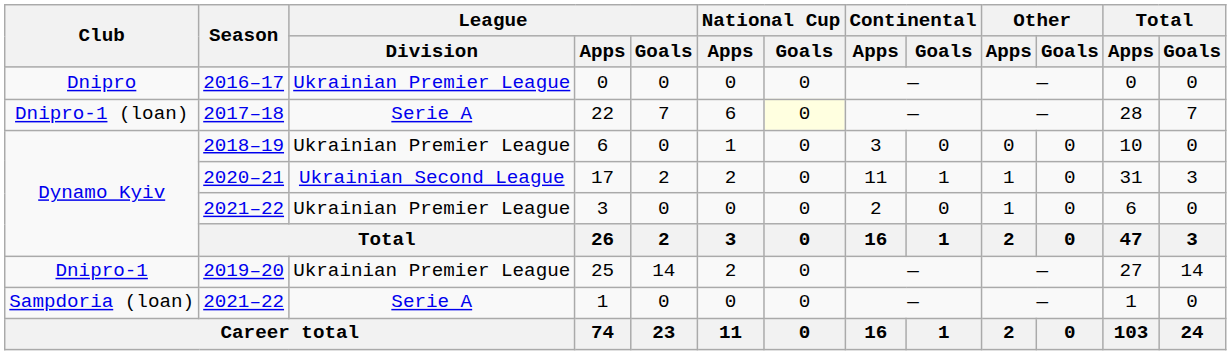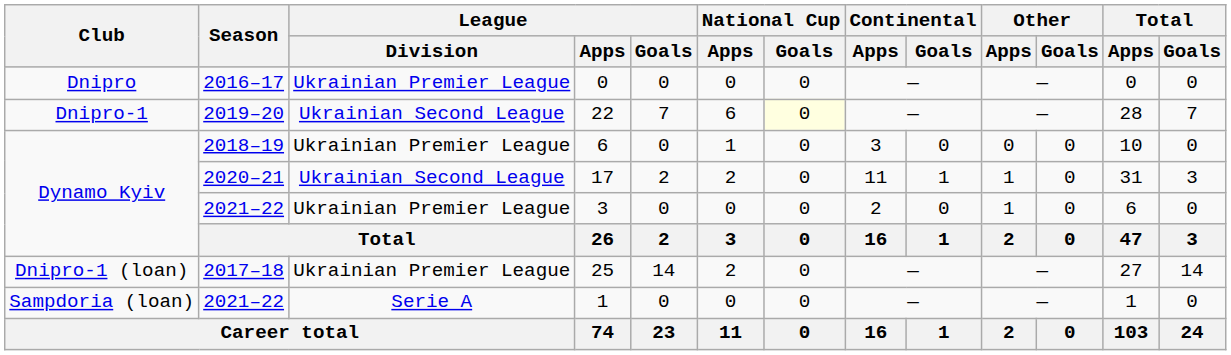(102, 114) Dnipro-1 (loan) -> (102, 114) Dnipro-1
(244, 114) 2017–18 -> (244, 114) 2019–20
(432, 114) Serie A -> (432, 114) Ukrainian Second League
(102, 271) Dnipro-1 -> (102, 271) Dnipro-1 (loan)
(244, 271) 2019–20 -> (244, 271) 2017–18
